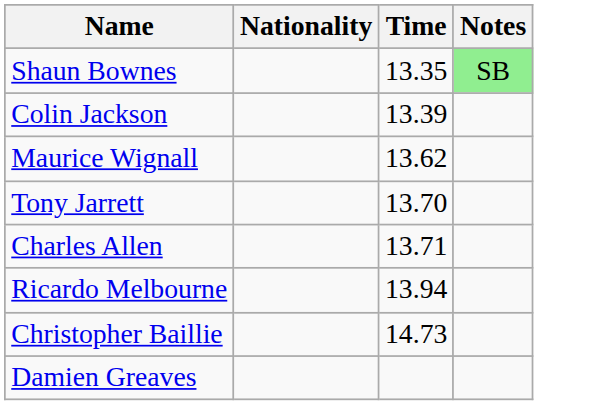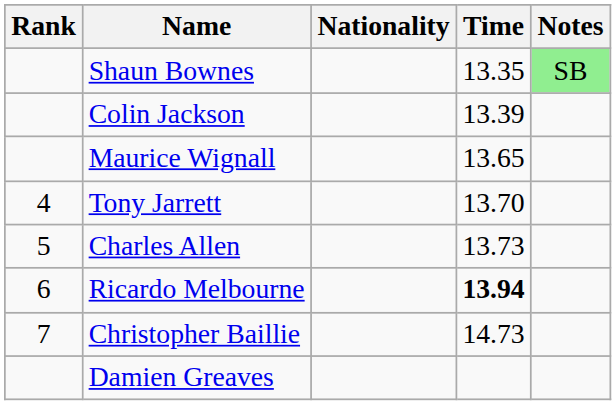+ column: (44, 26)
(416, 158) 13.62 -> (494, 158) 13.65
(416, 245) 13.71 -> (494, 245) 13.73
(416, 289) normal -> (494, 289) bold
